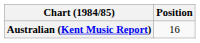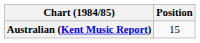(174, 29) 16 -> (174, 29) 15
